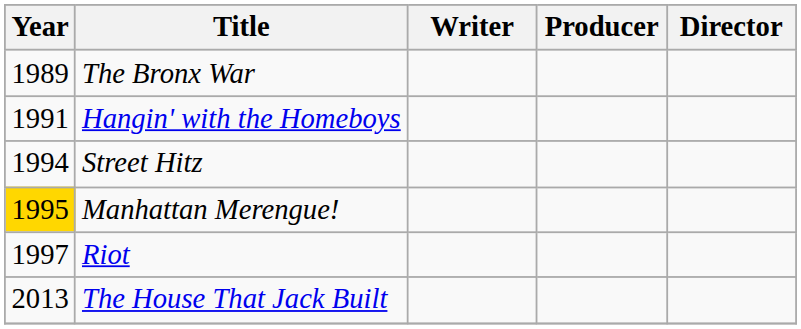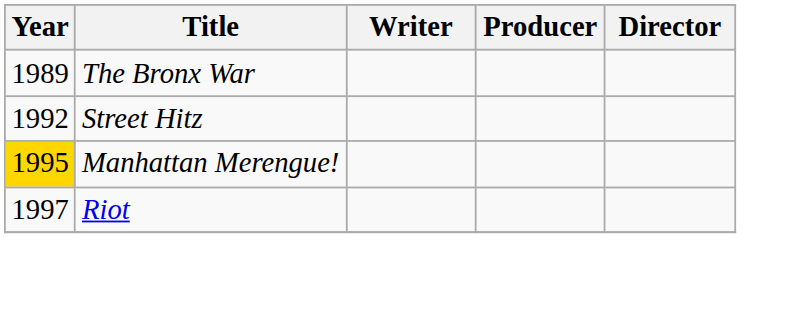- row: (241, 118)
(40, 163) 1994 -> (40, 118) 1992
- row: (235, 299)
